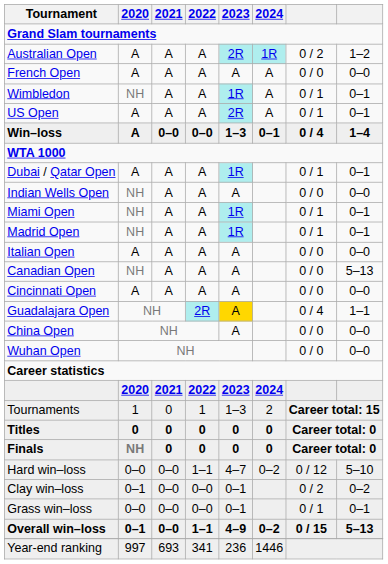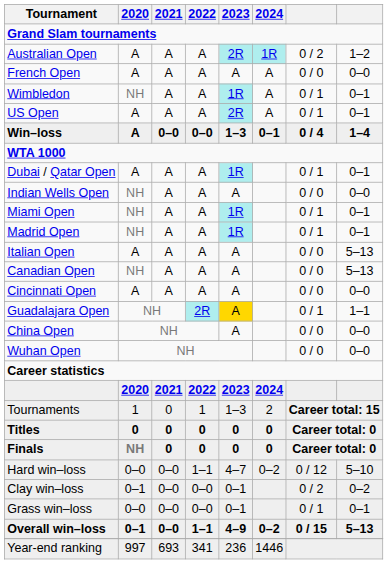(360, 251) 0–0 -> (360, 251) 5–13
(311, 311) 0 / 4 -> (311, 311) 0 / 1
